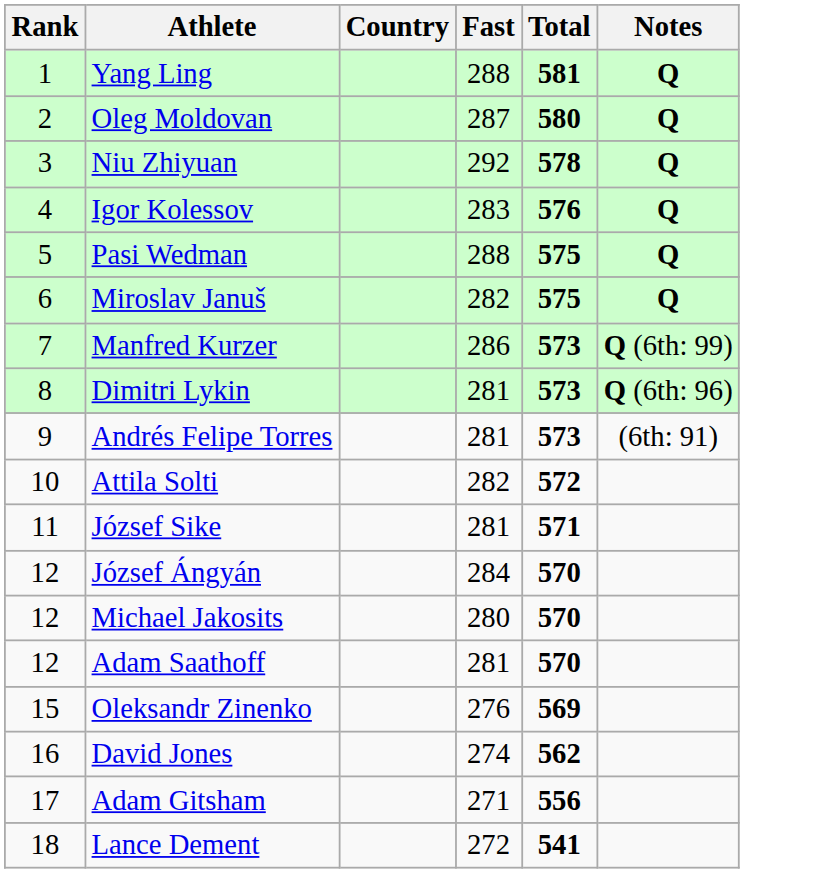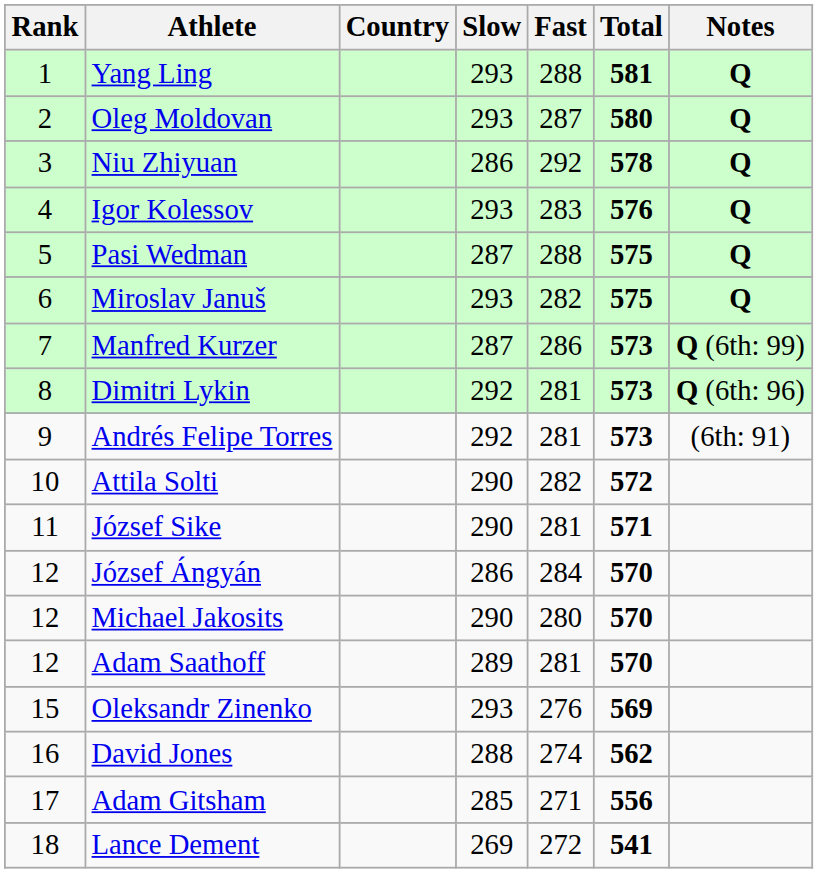+ column: (492, 27)
